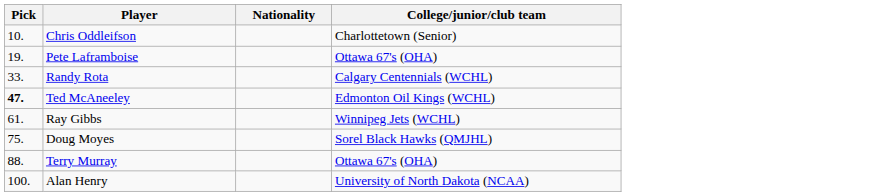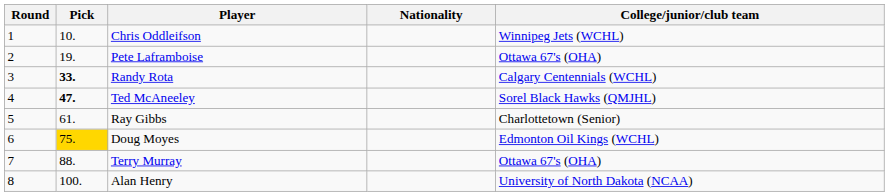+ column: (30, 14)
(396, 35) Charlottetown (Senior) -> (561, 35) Winnipeg Jets (WCHL)
(16, 77) normal -> (67, 77) bold
(415, 98) Edmonton Oil Kings (WCHL) -> (577, 98) Sorel Black Hawks (QMJHL)
(397, 118) Winnipeg Jets (WCHL) -> (560, 118) Charlottetown (Senior)
(16, 139) no background -> (67, 139) gold background
(413, 139) Sorel Black Hawks (QMJHL) -> (579, 139) Edmonton Oil Kings (WCHL)
